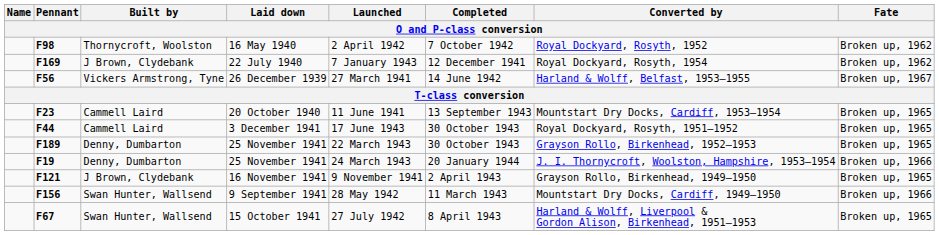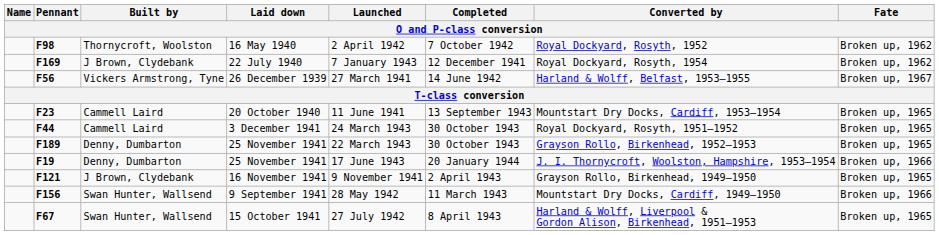(368, 128) 17 June 1943 -> (371, 128) 24 March 1943
(371, 161) 24 March 1943 -> (368, 161) 17 June 1943
